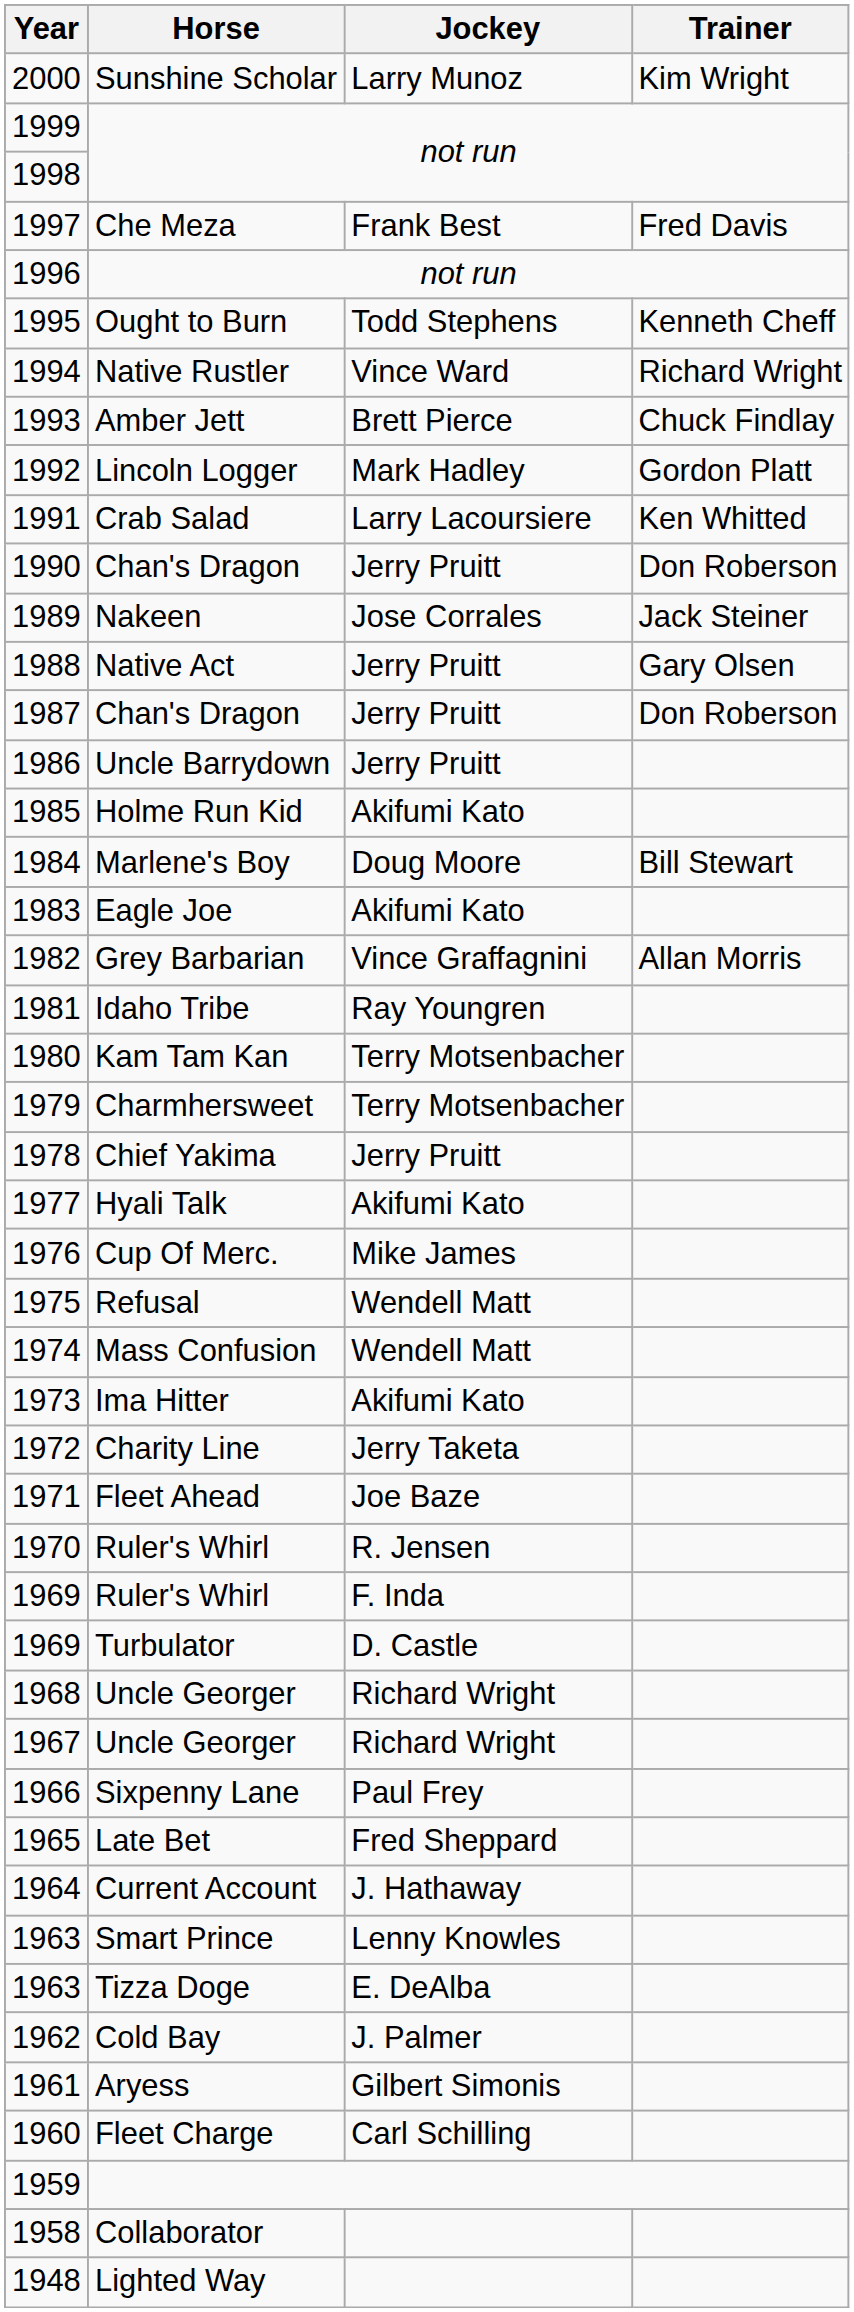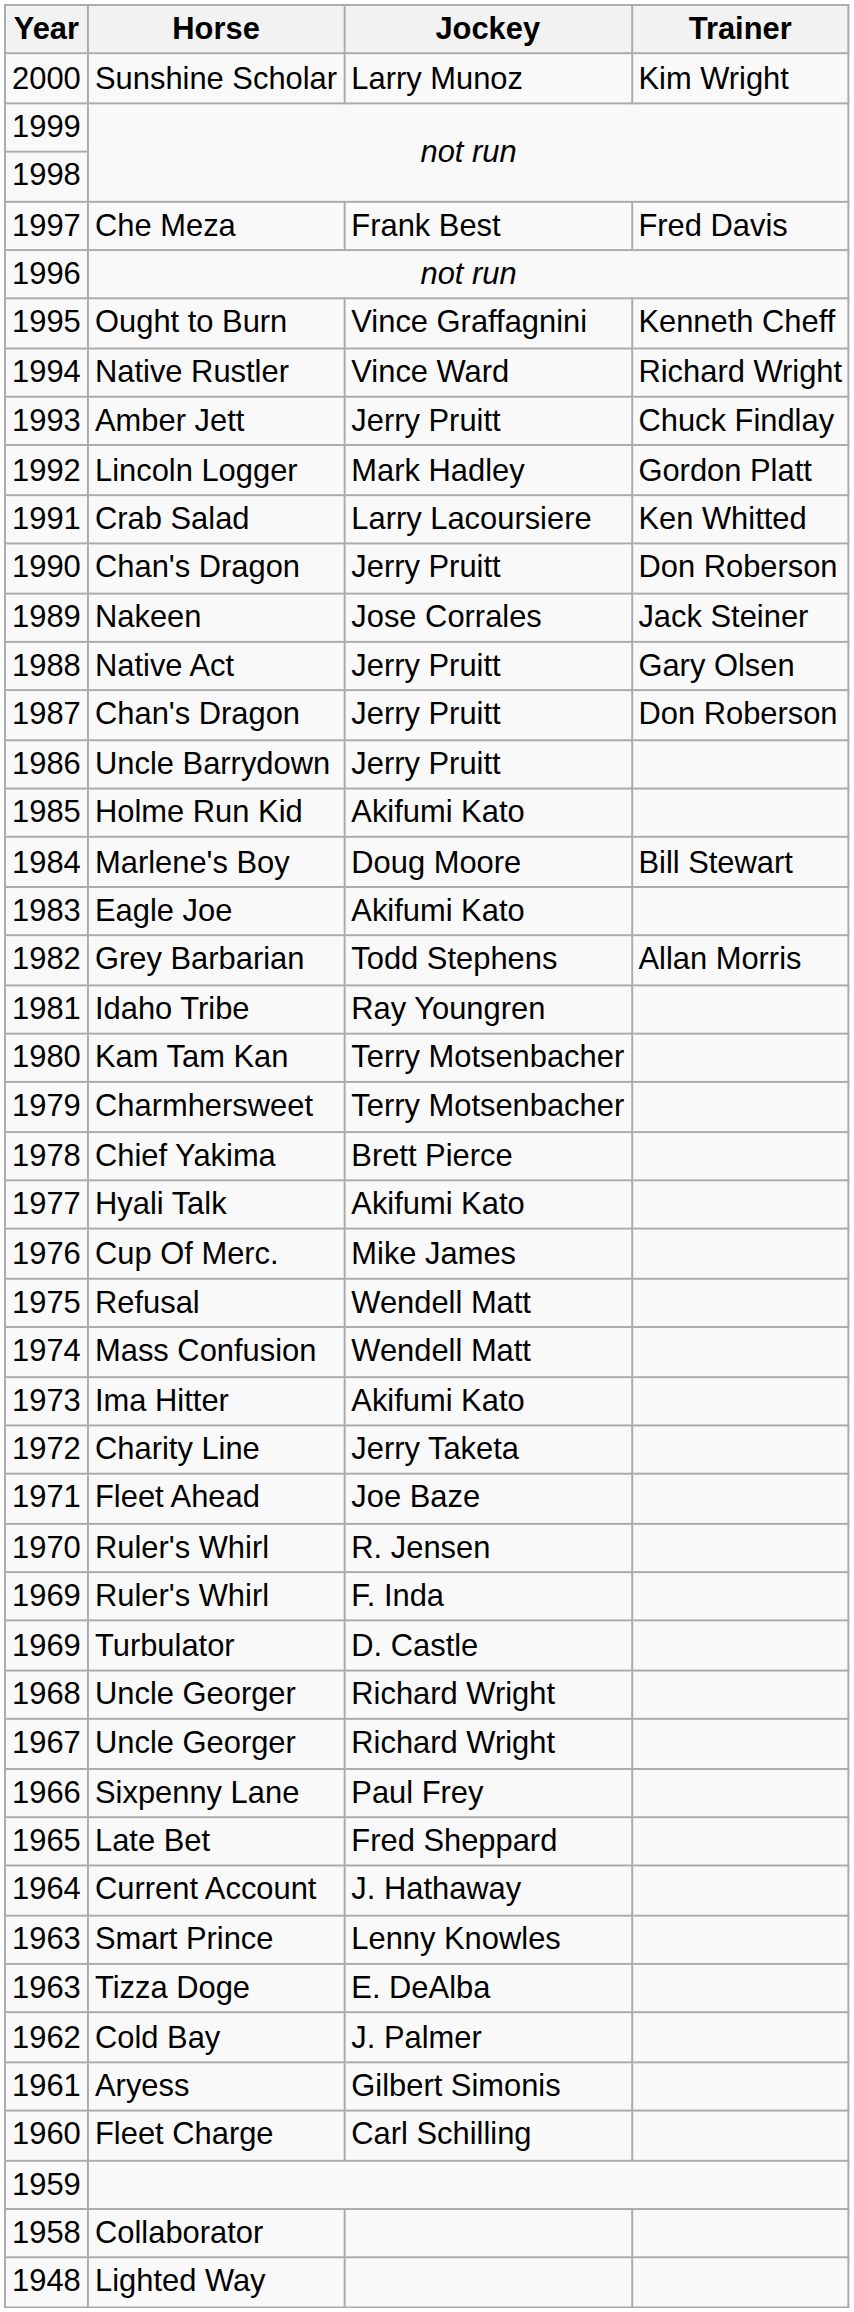(454, 322) Todd Stephens -> (469, 322) Vince Graffagnini
(432, 420) Brett Pierce -> (426, 420) Jerry Pruitt
(469, 959) Vince Graffagnini -> (454, 959) Todd Stephens
(426, 1155) Jerry Pruitt -> (432, 1155) Brett Pierce
